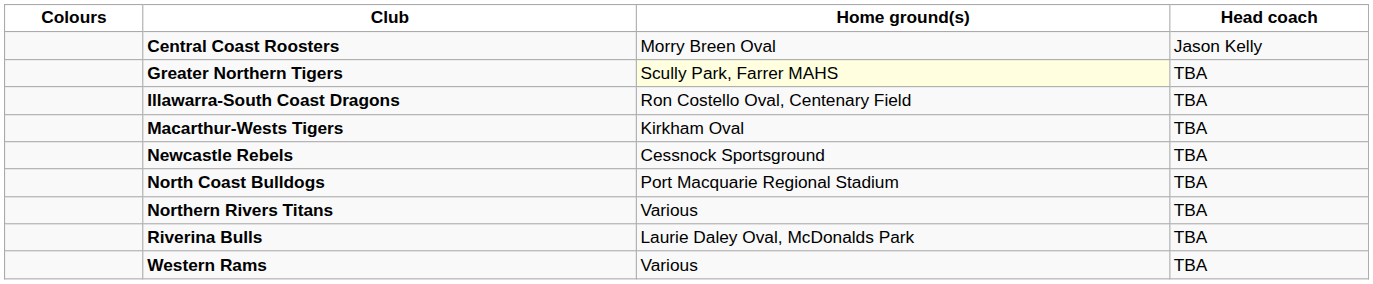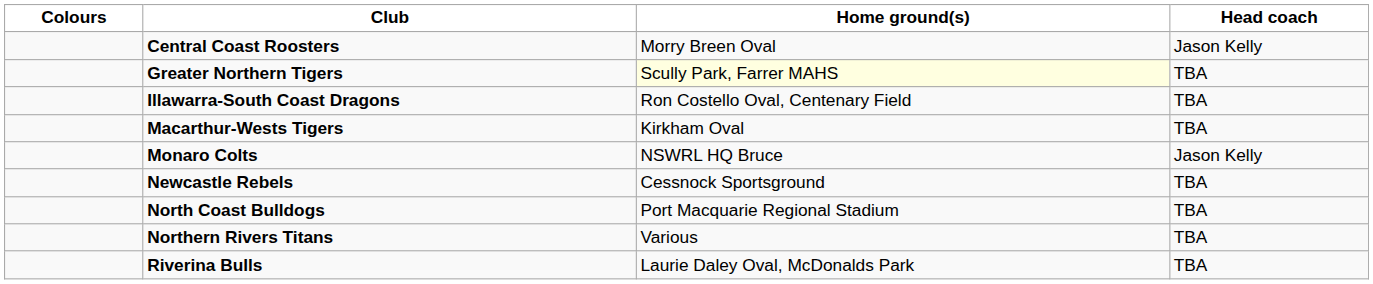+ row: (202, 155)
- row: (207, 264)
